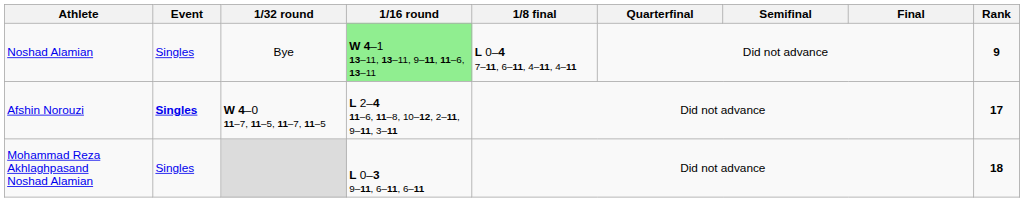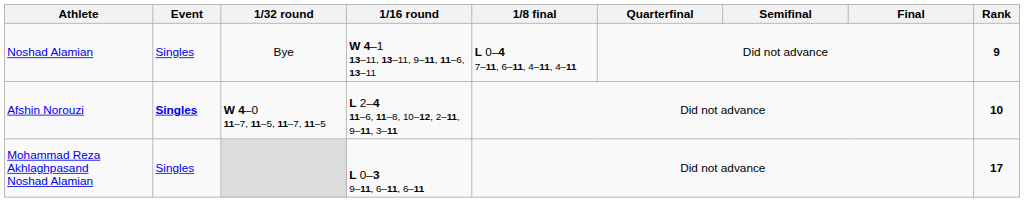(407, 59) lightgreen background -> (407, 59) no background
(997, 110) 17 -> (997, 110) 10
(997, 168) 18 -> (997, 168) 17
